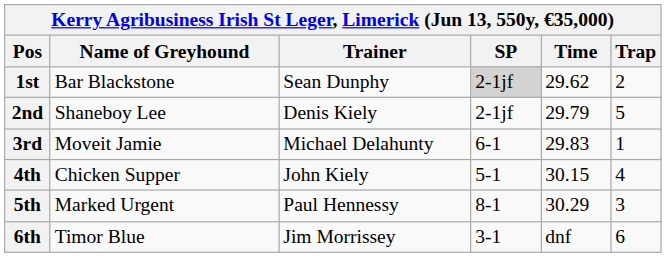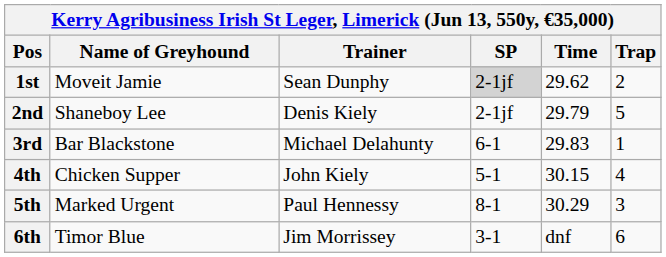(115, 81) Bar Blackstone -> (108, 81) Moveit Jamie
(108, 143) Moveit Jamie -> (115, 143) Bar Blackstone
